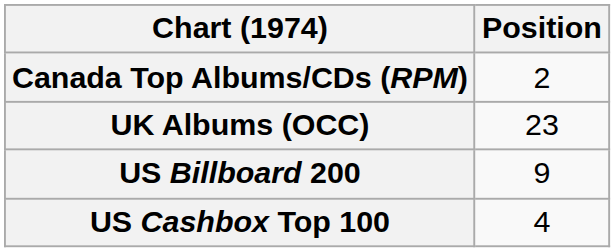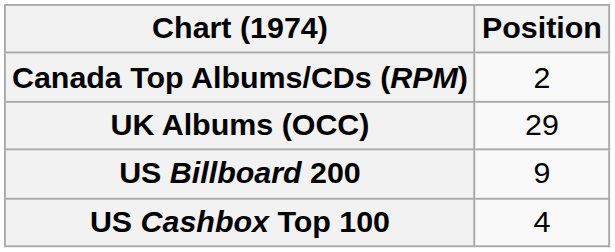(542, 125) 23 -> (542, 125) 29
